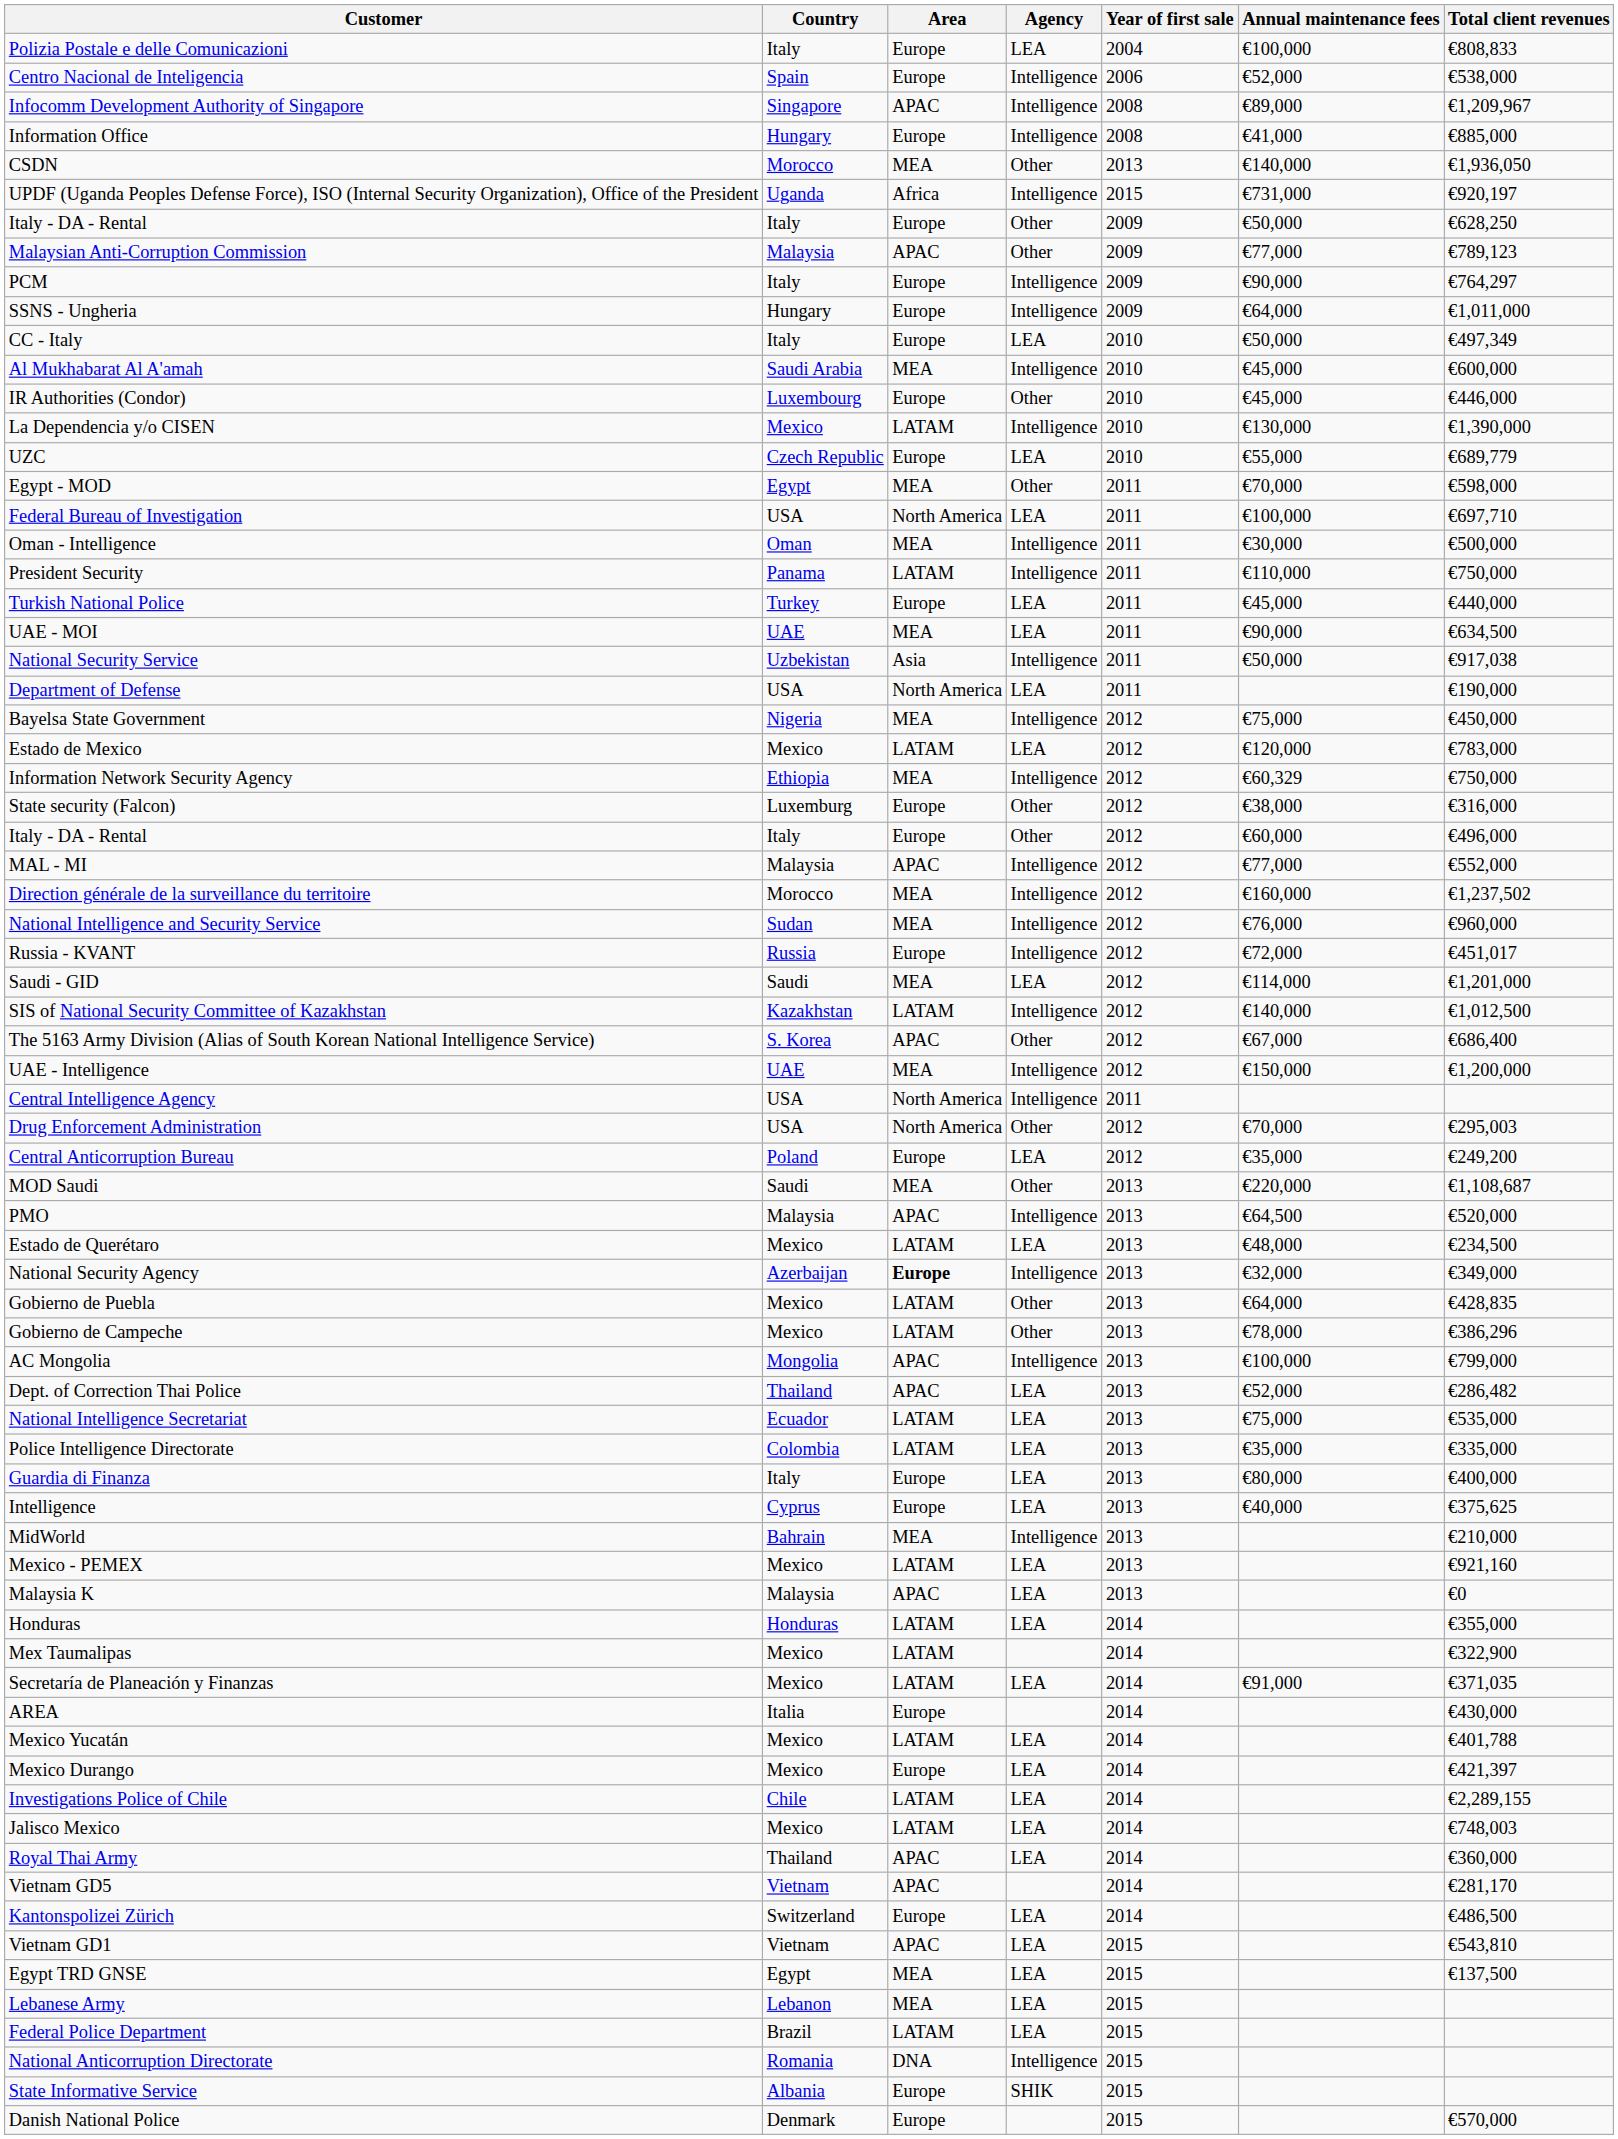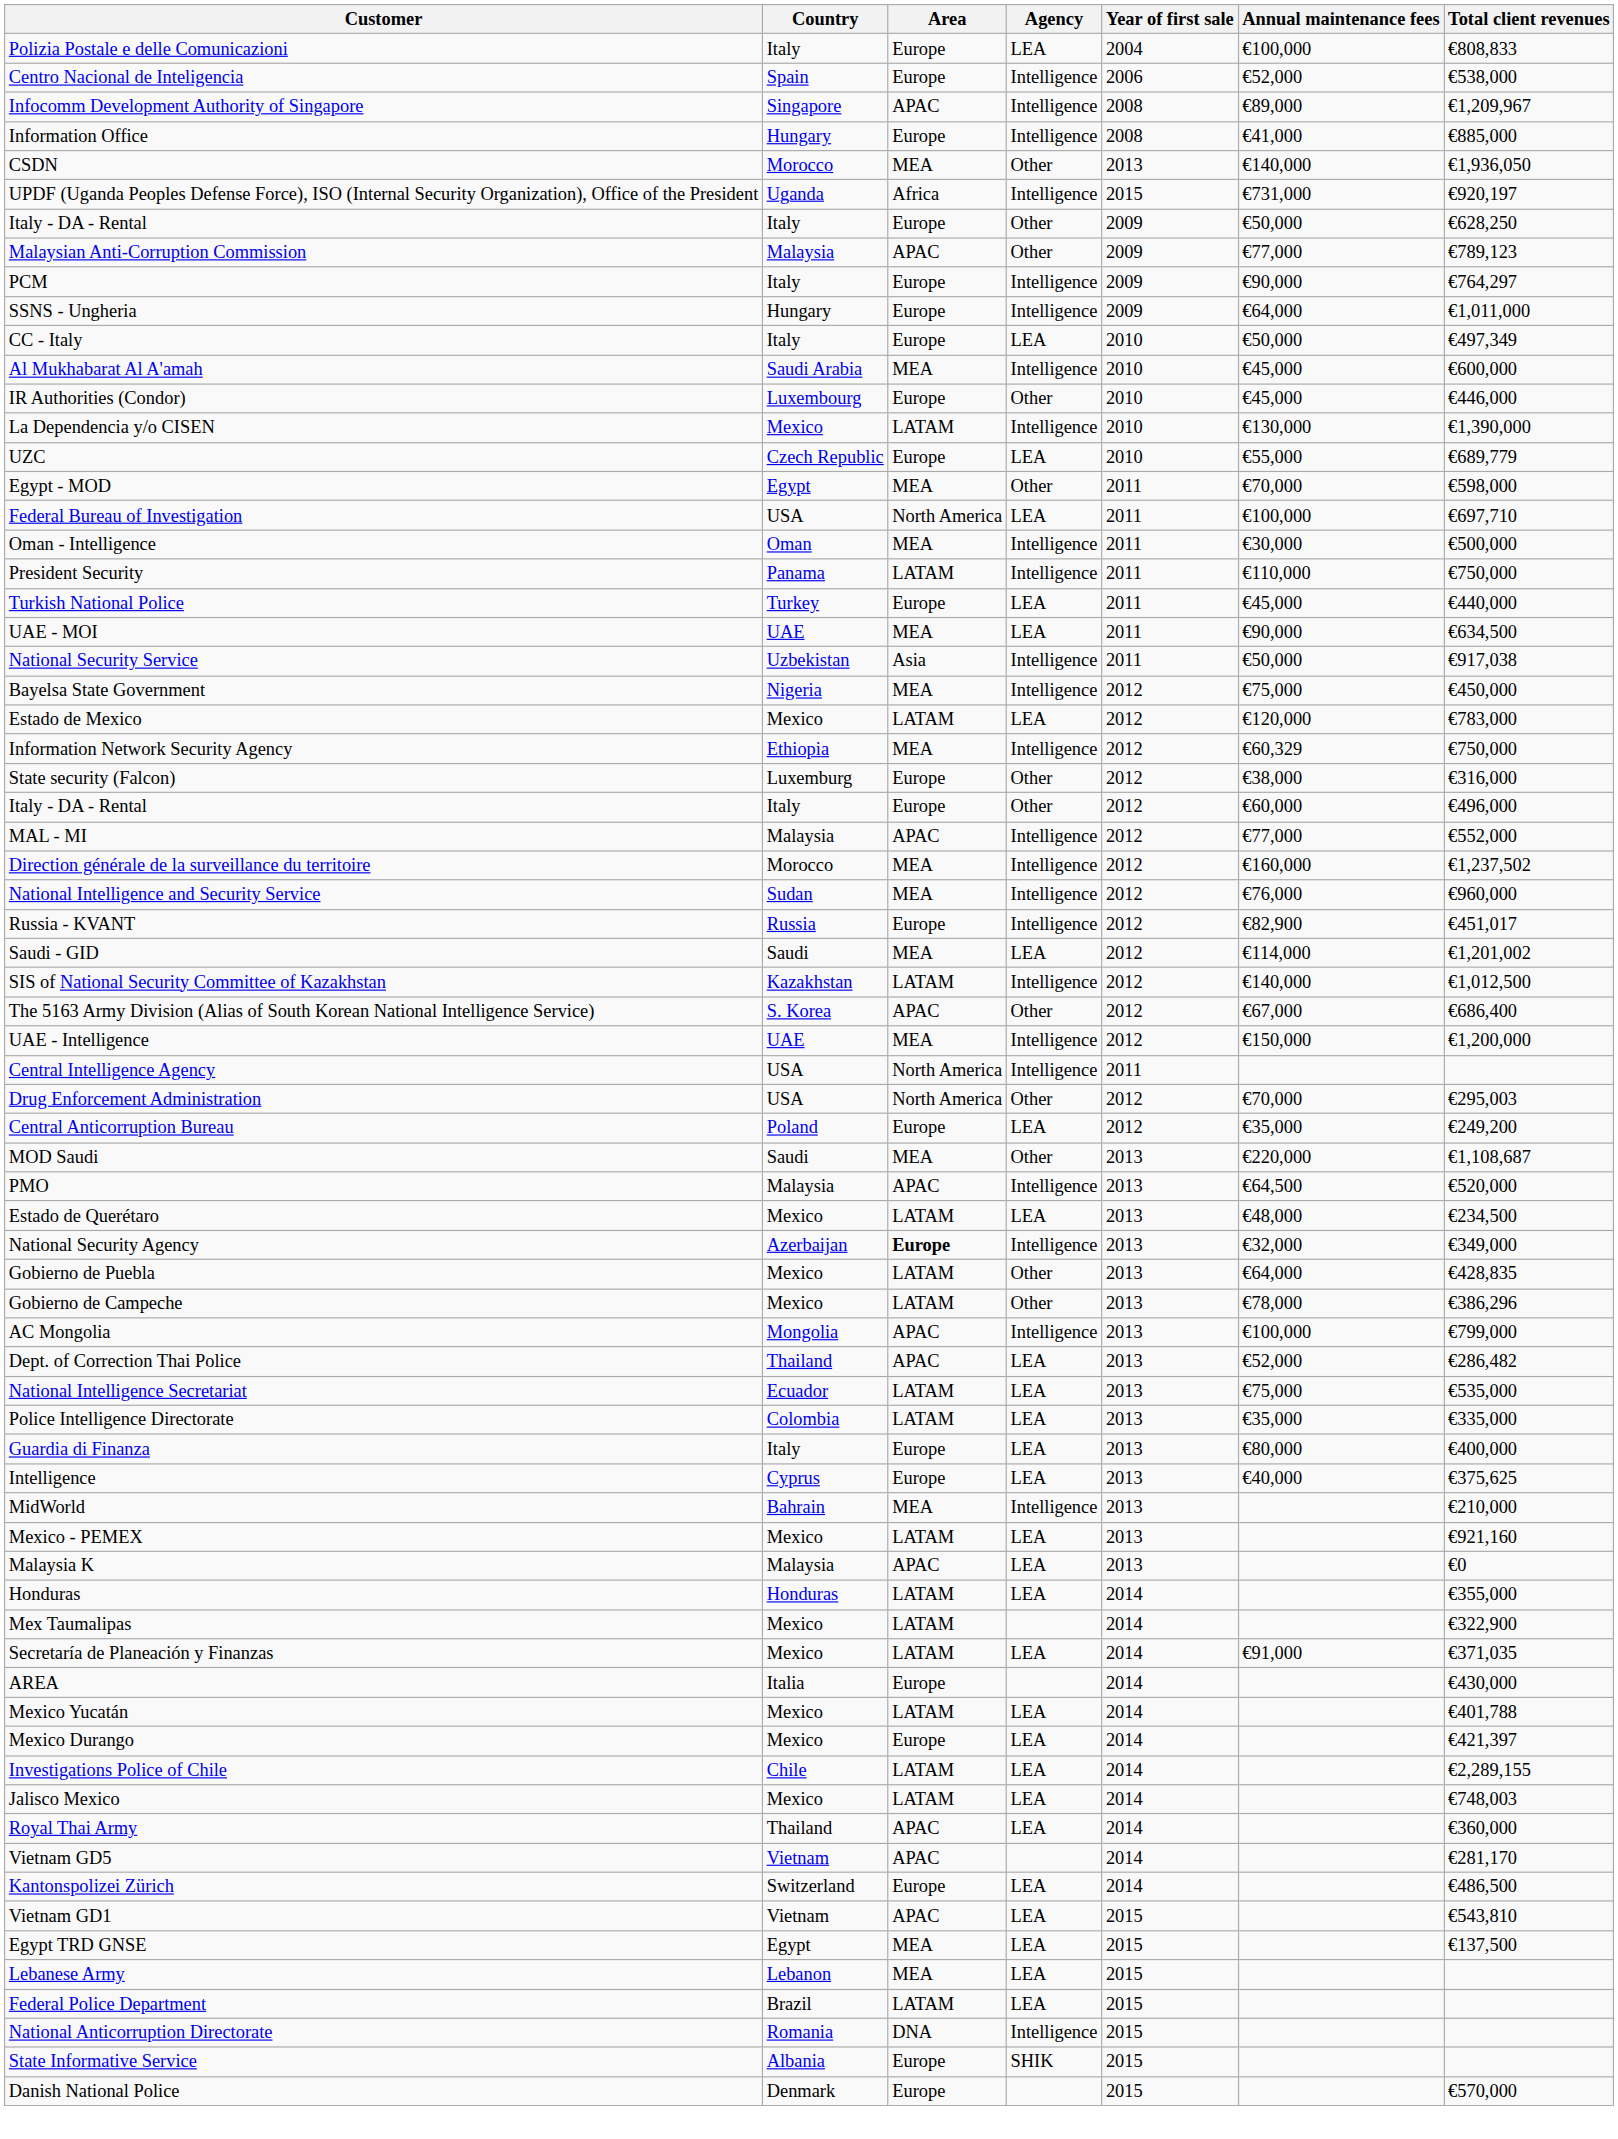- row: (95, 690)
(1272, 952) €72,000 -> (1272, 923) €82,900
(1489, 982) €1,201,000 -> (1489, 952) €1,201,002
